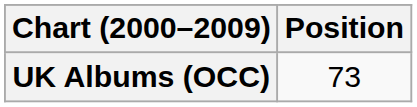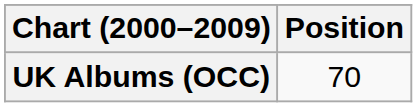(344, 76) 73 -> (344, 76) 70
